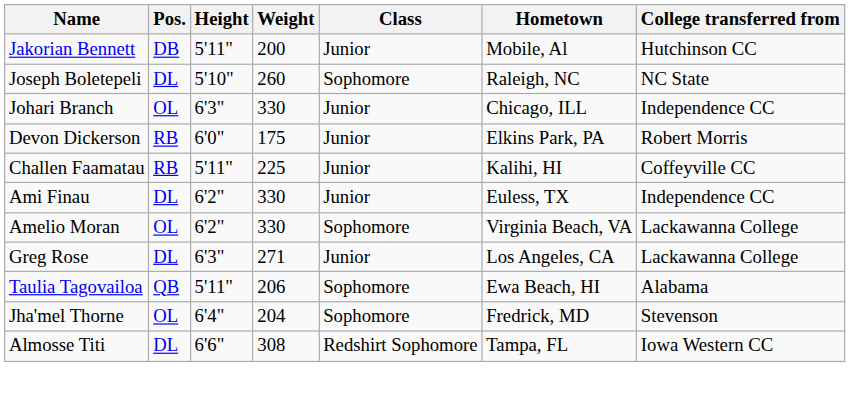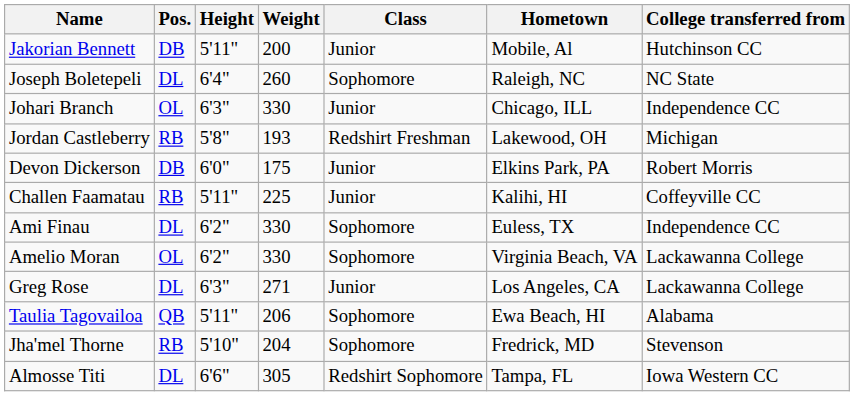(214, 78) 5'10" -> (215, 78) 6'4"
+ row: (79, 138)
(166, 138) RB -> (171, 167) DB
(347, 197) Junior -> (371, 227) Sophomore
(166, 316) OL -> (171, 345) RB
(209, 316) 6'4" -> (219, 345) 5'10"
(271, 345) 308 -> (277, 375) 305
